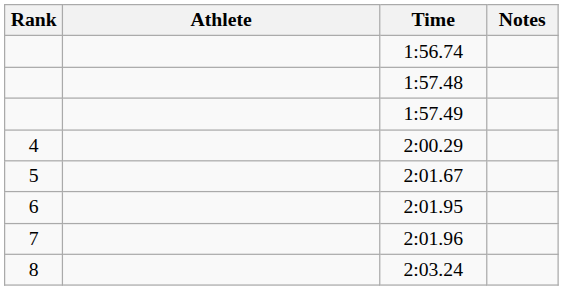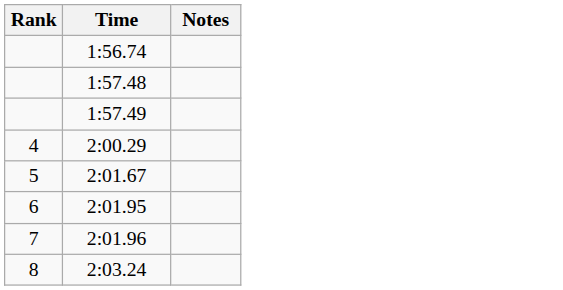- column: (221, 20)
